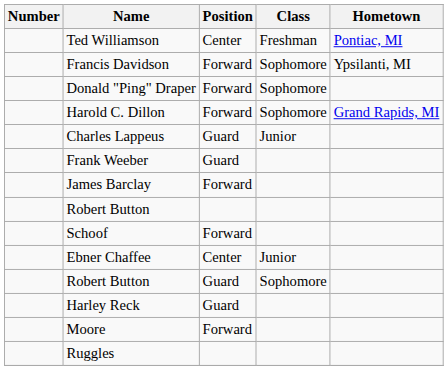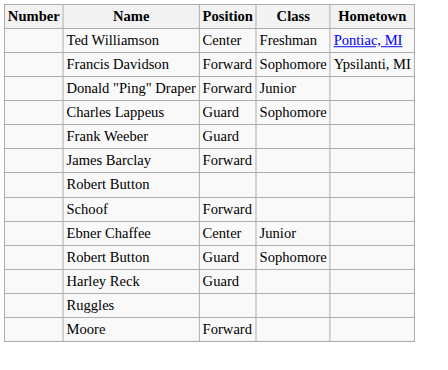(293, 88) Sophomore -> (278, 88) Junior
- row: (116, 112)
(278, 137) Junior -> (293, 112) Sophomore
rows swapped: (86, 329) <-> (90, 353)
